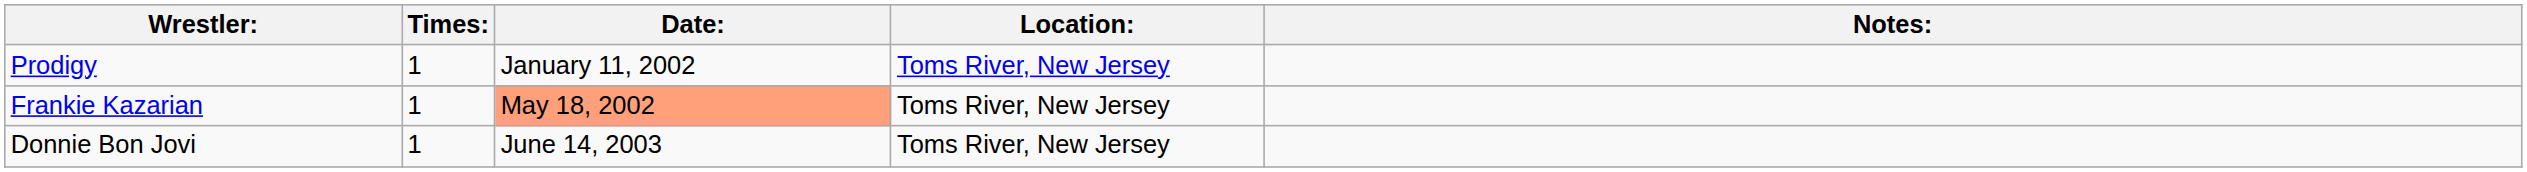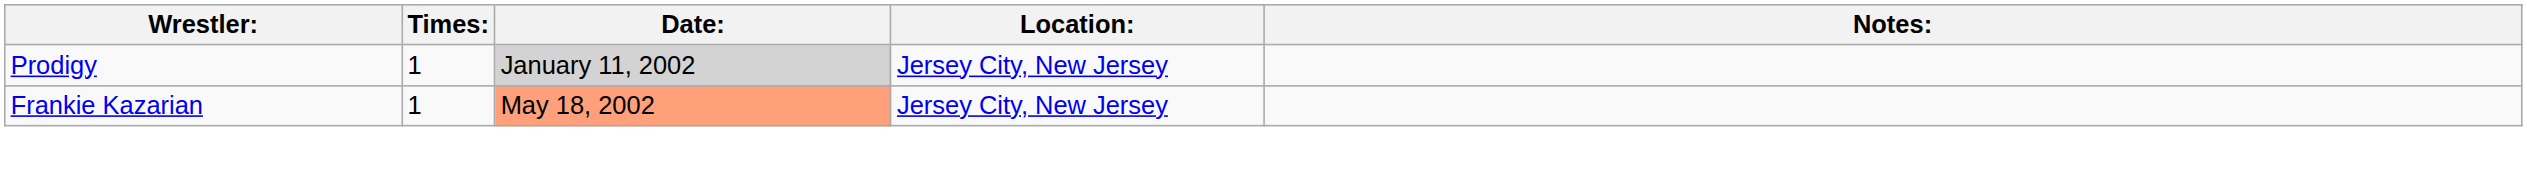(598, 65) no background -> (598, 65) lightgrey background
(1033, 65) Toms River, New Jersey -> (1032, 65) Jersey City, New Jersey
(1033, 105) Toms River, New Jersey -> (1032, 105) Jersey City, New Jersey
- row: (103, 145)
